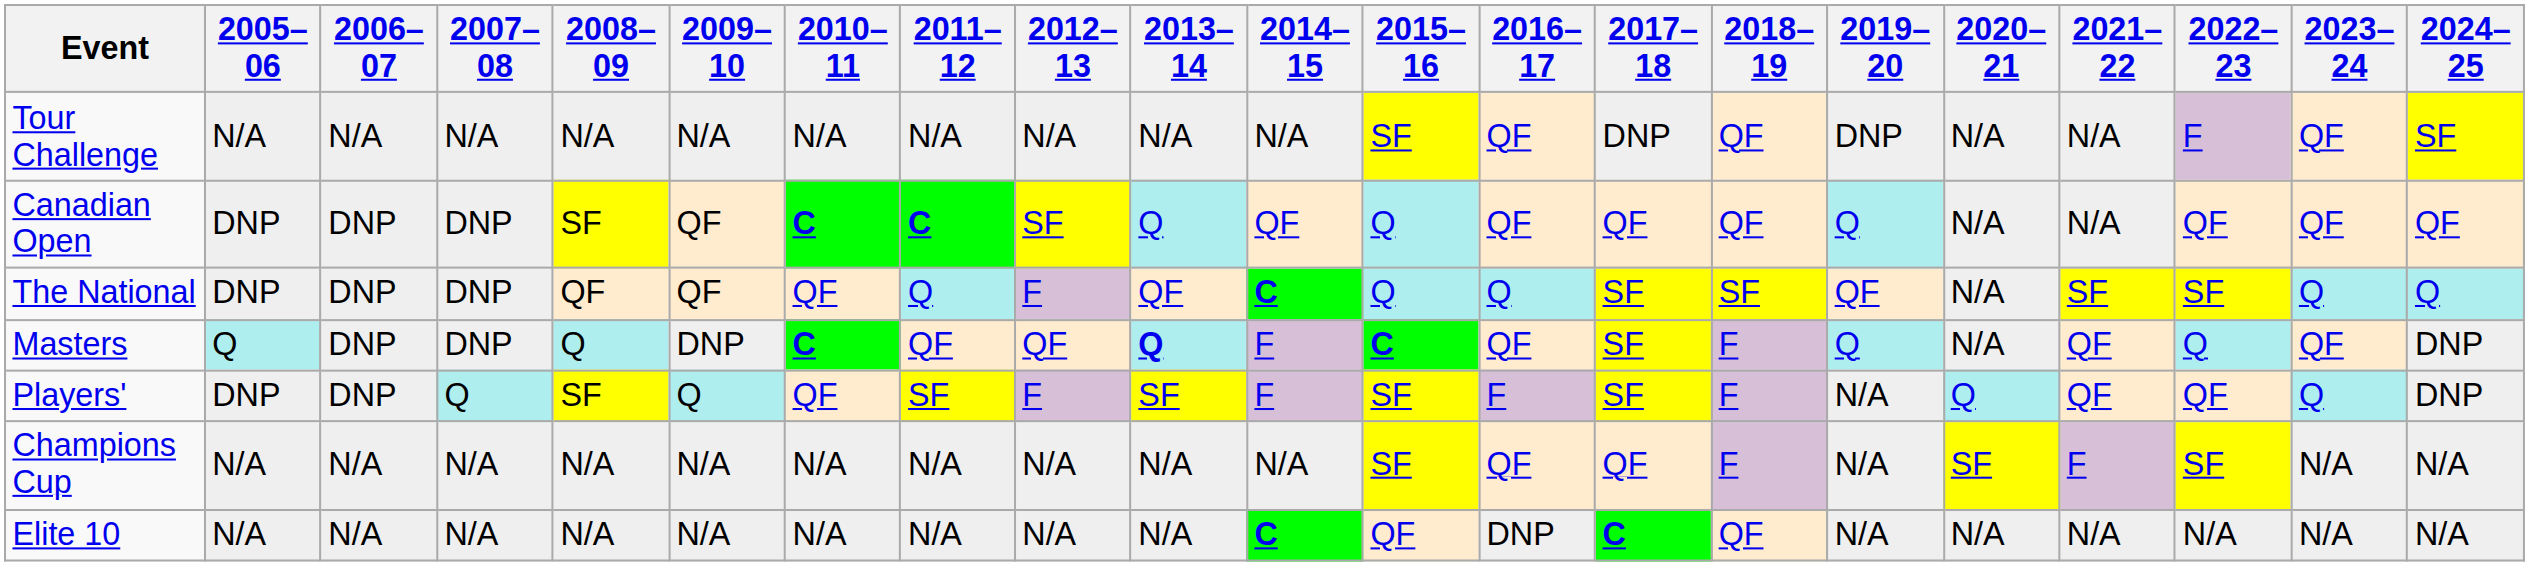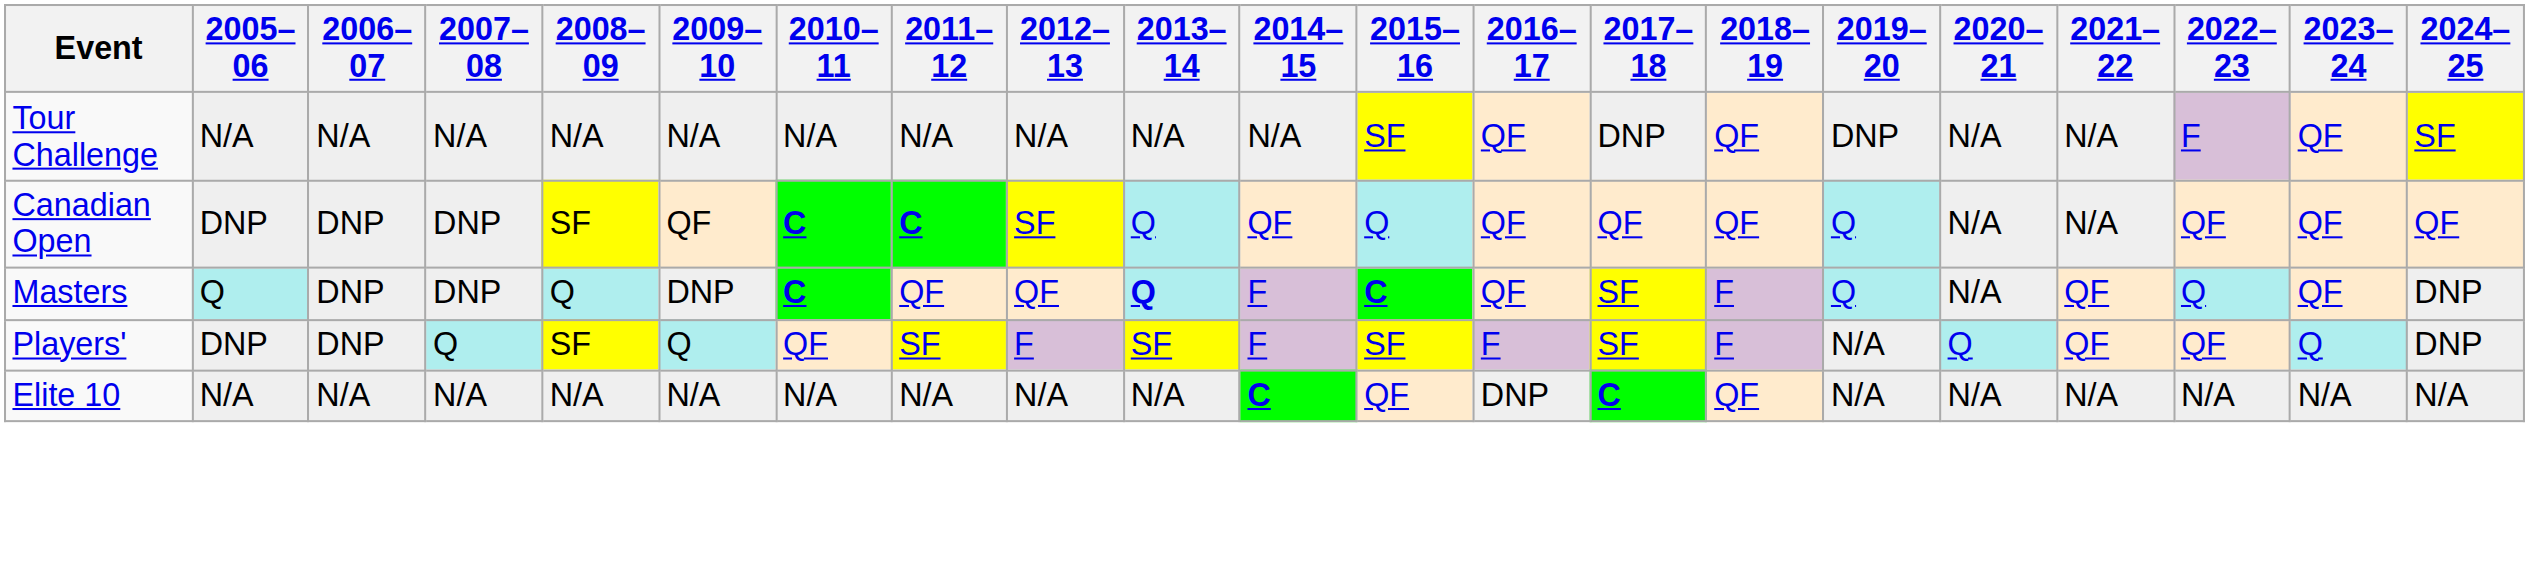- row: (104, 292)
- row: (94, 464)
